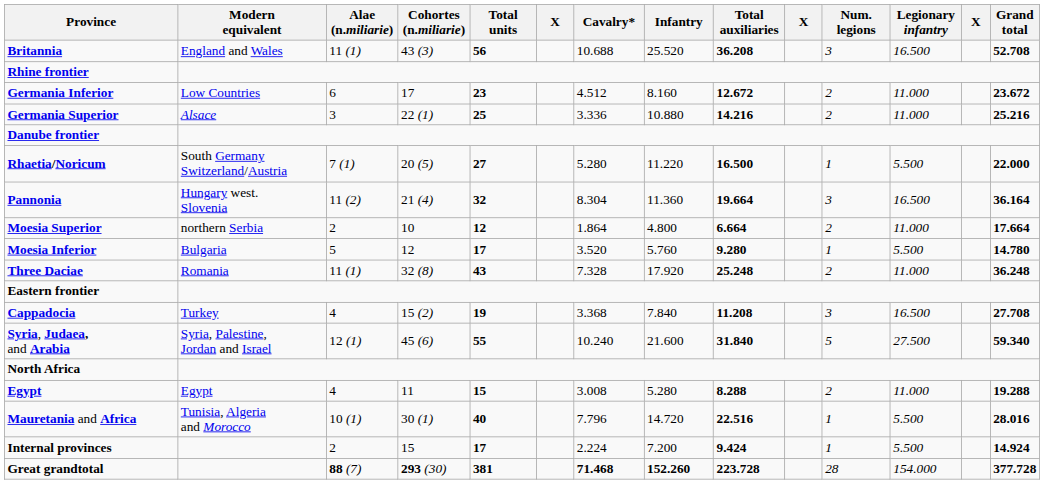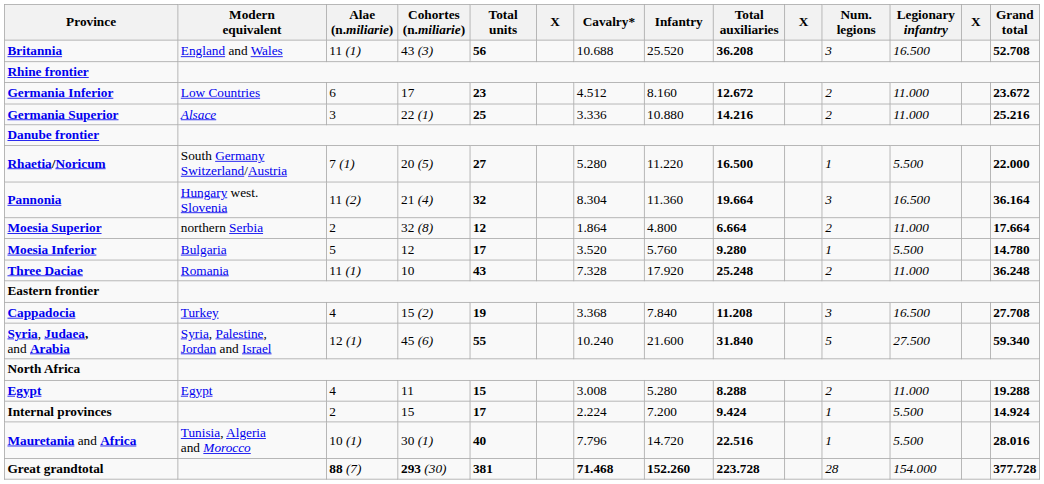(408, 228) 10 -> (417, 228) 32 (8)
(417, 270) 32 (8) -> (408, 270) 10
rows swapped: (72, 419) <-> (60, 447)
